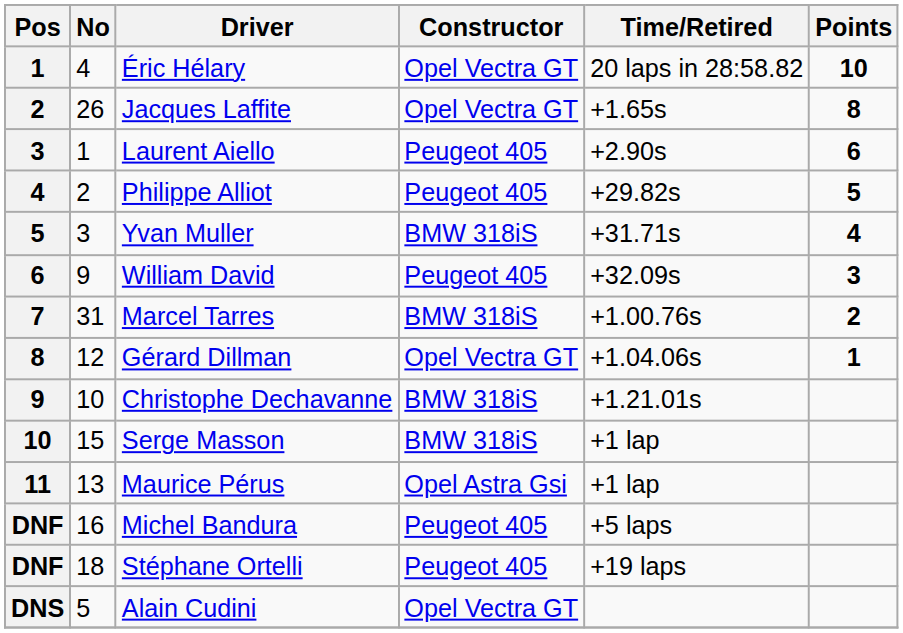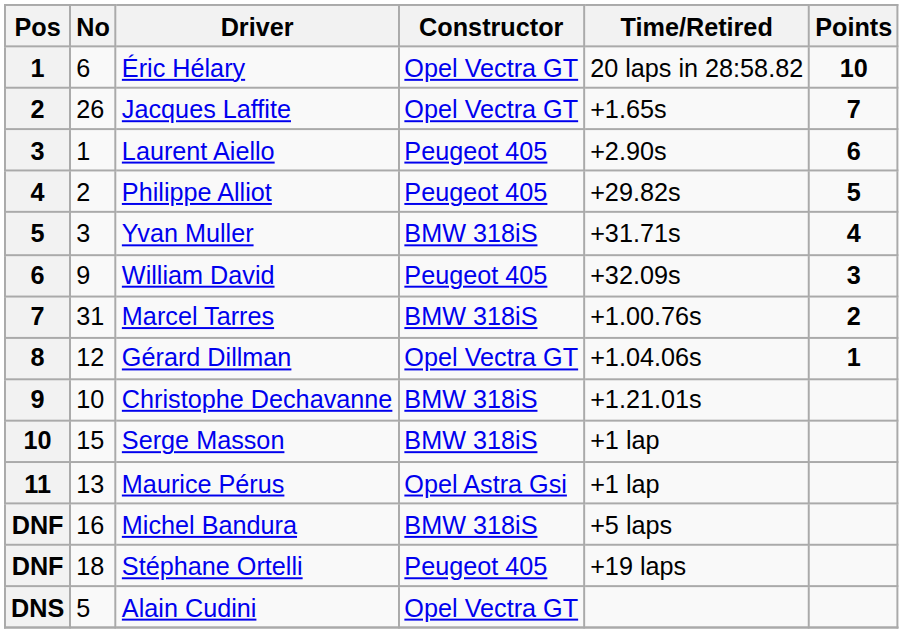(83, 67) 4 -> (83, 67) 6
(854, 109) 8 -> (854, 109) 7
(476, 524) Peugeot 405 -> (471, 524) BMW 318iS
